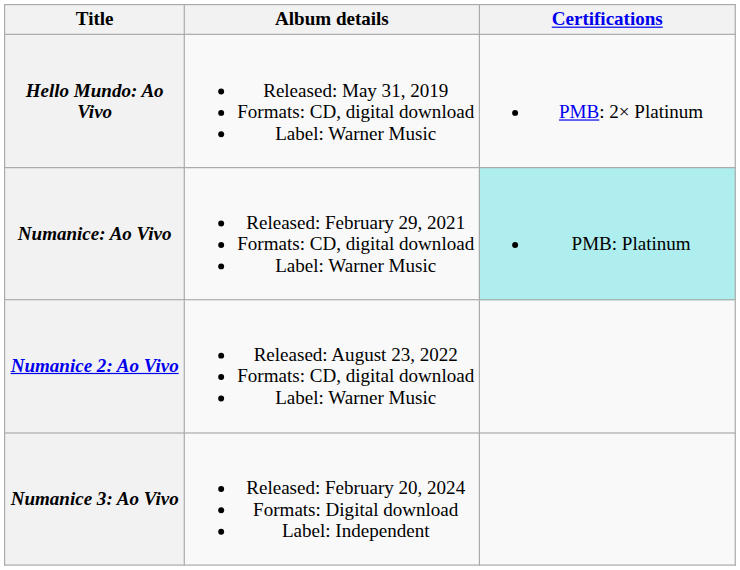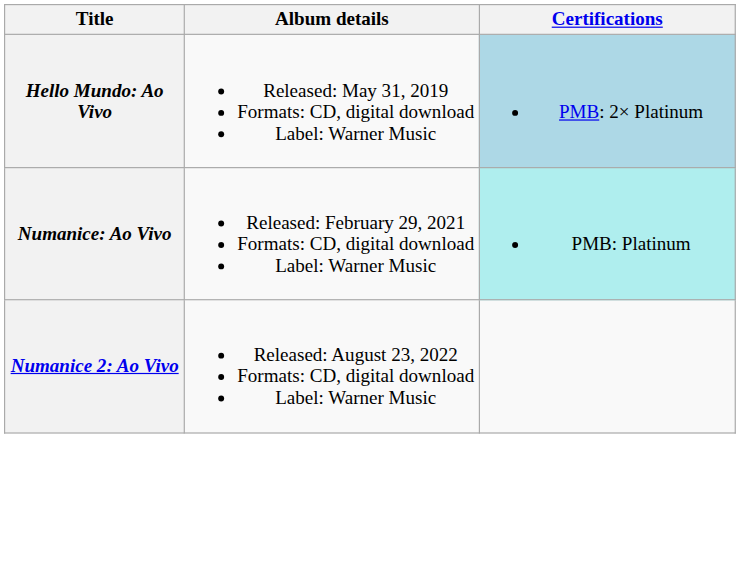(607, 112) no background -> (607, 112) lightblue background
- row: (95, 498)
